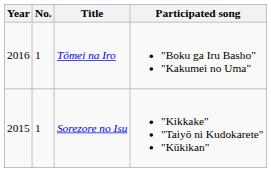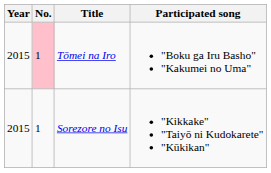(18, 55) 2016 -> (18, 55) 2015
(38, 55) no background -> (38, 55) pink background
